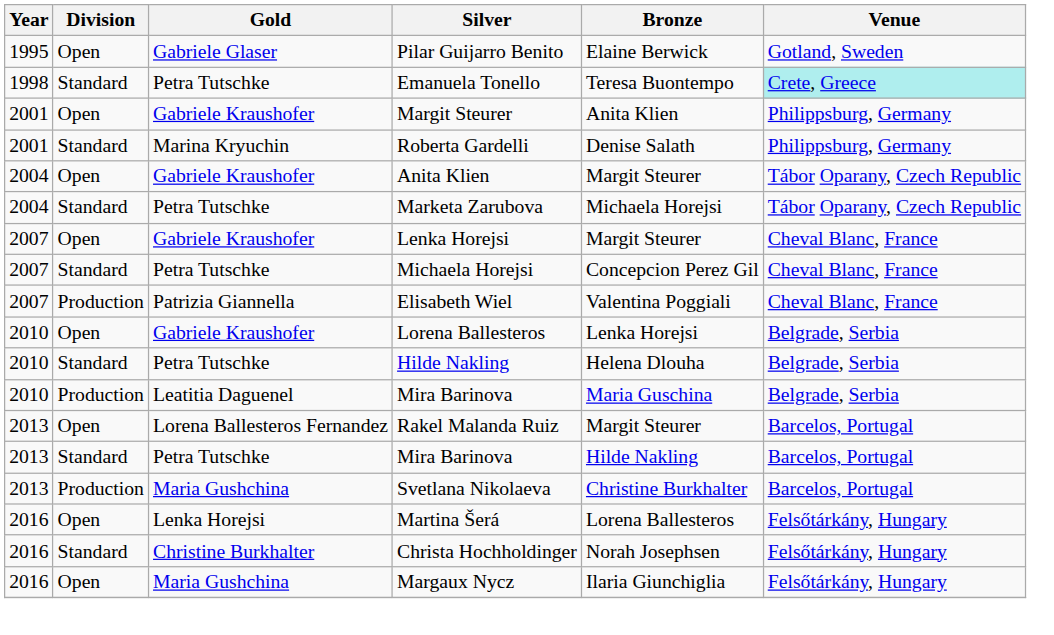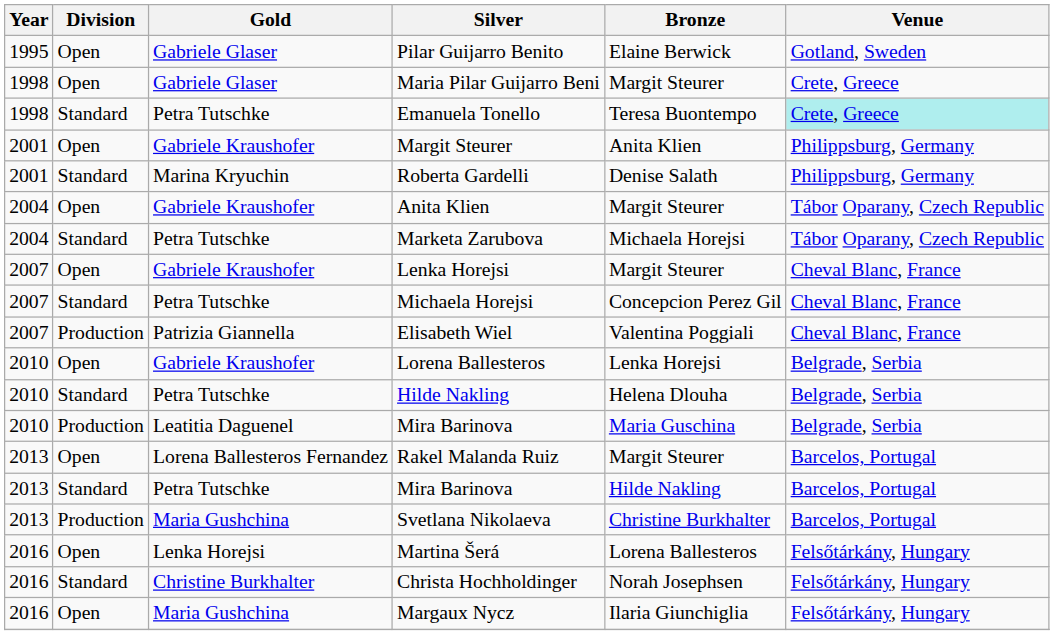+ row: (215, 82)
